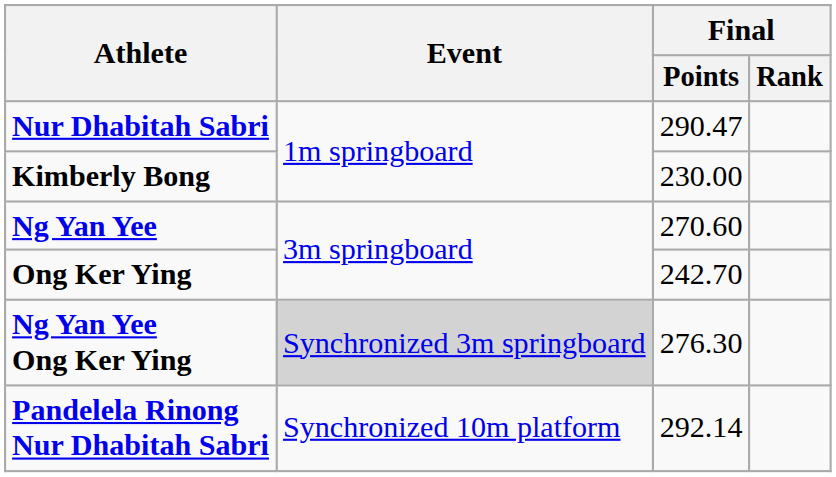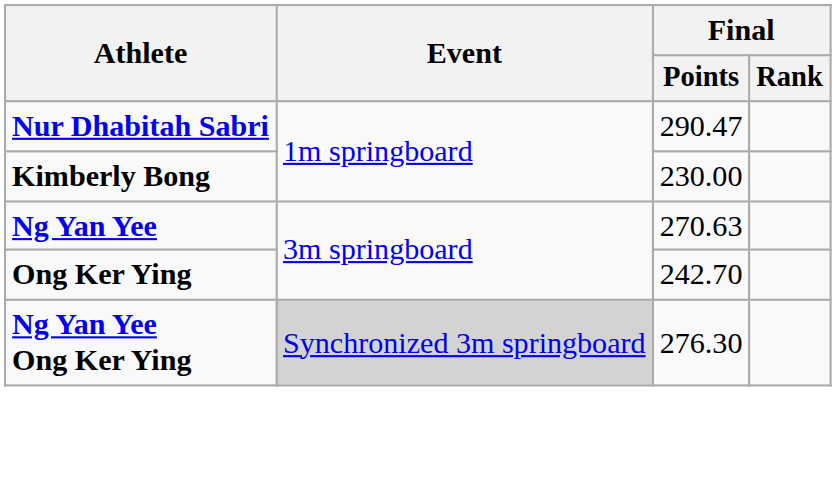(701, 225) 270.60 -> (701, 225) 270.63
- row: (141, 427)
